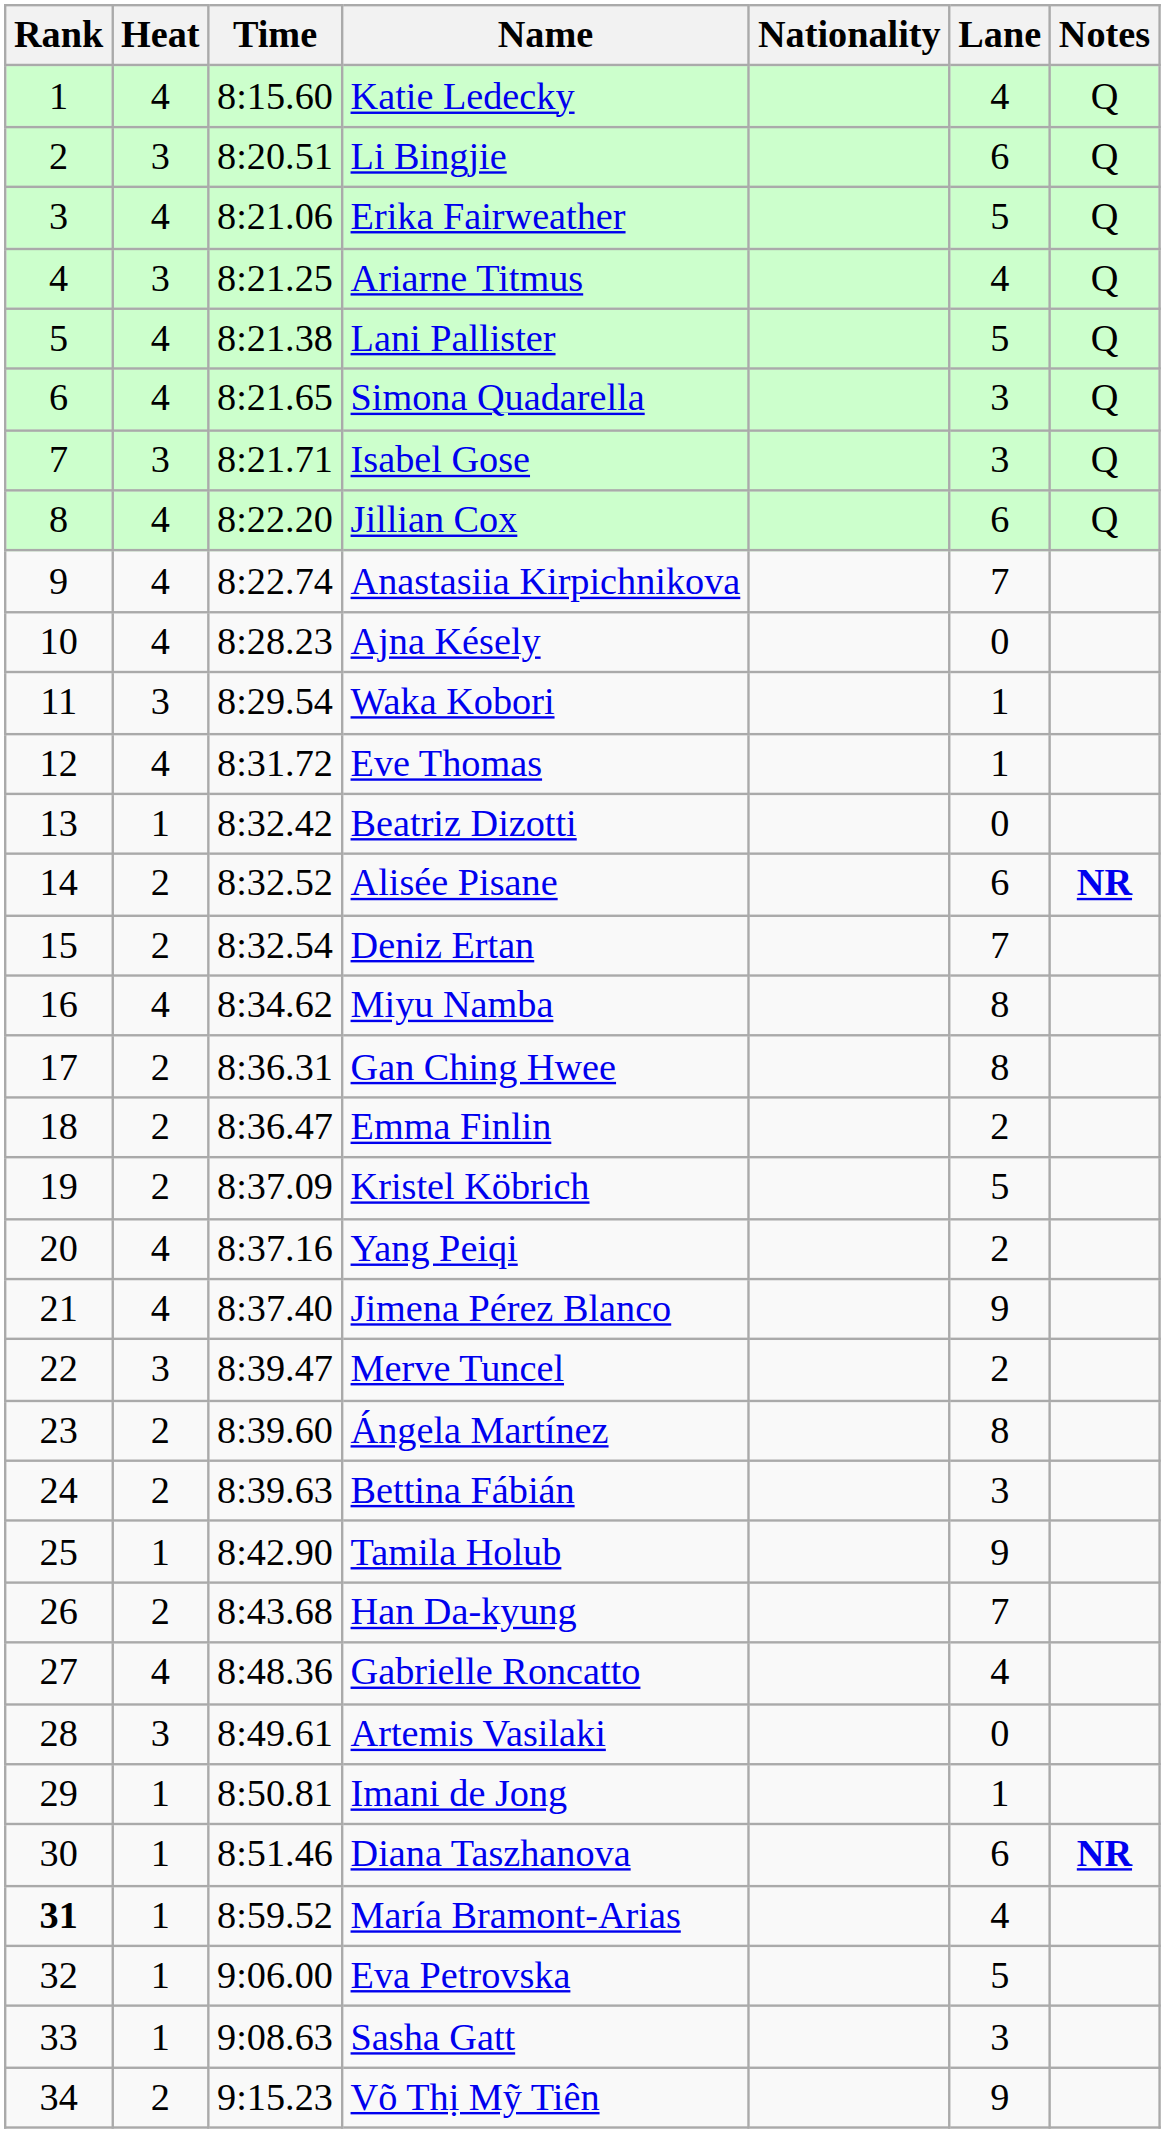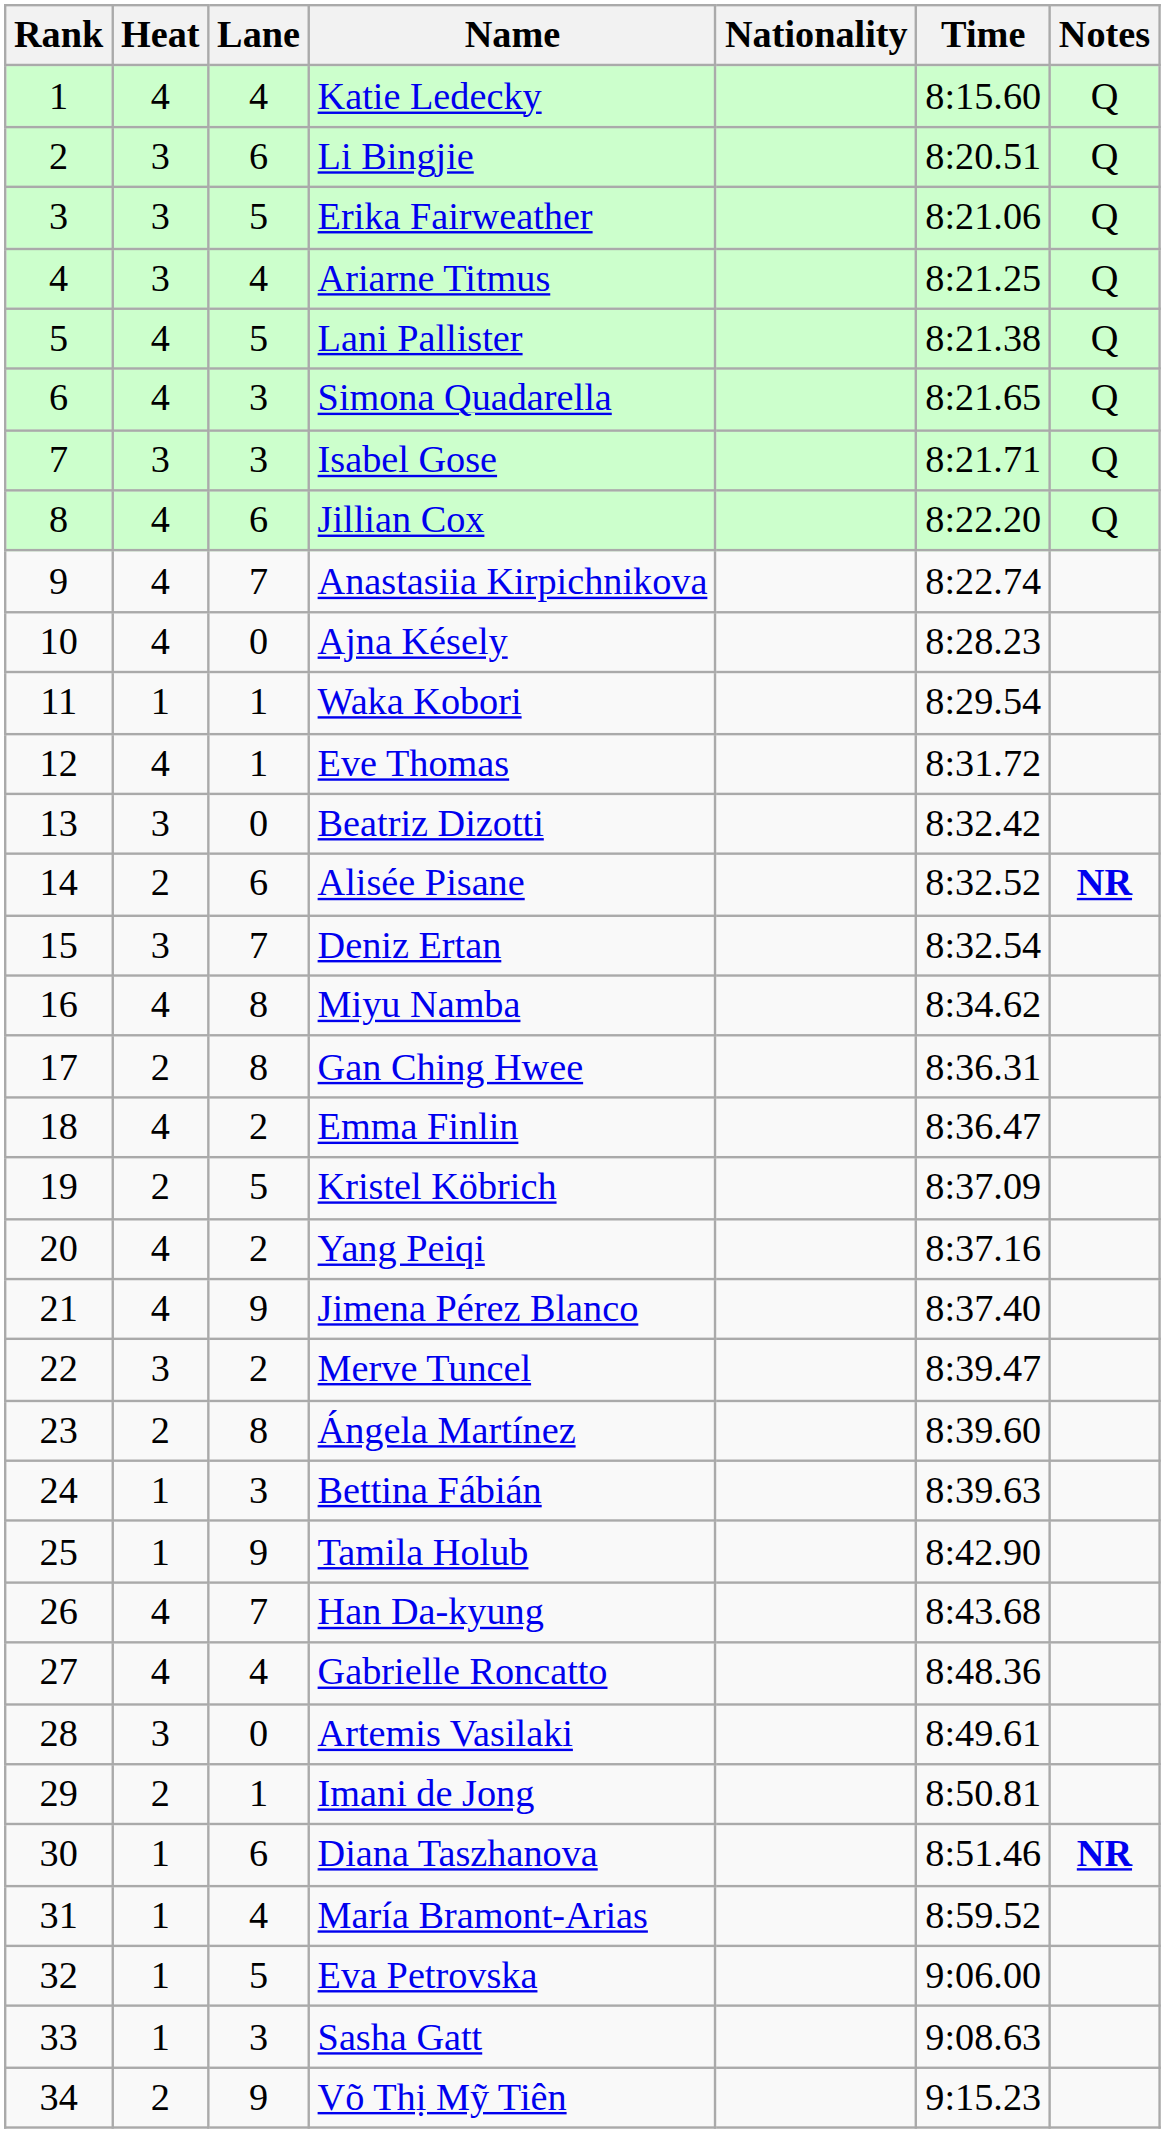columns swapped: (1000, 34) <-> (275, 34)
(160, 216) 4 -> (160, 216) 3
(160, 701) 3 -> (160, 701) 1
(160, 823) 1 -> (160, 823) 3
(160, 944) 2 -> (160, 944) 3
(160, 1126) 2 -> (160, 1126) 4
(160, 1490) 2 -> (160, 1490) 1
(160, 1611) 2 -> (160, 1611) 4
(160, 1793) 1 -> (160, 1793) 2
(59, 1914) bold -> (59, 1914) normal
